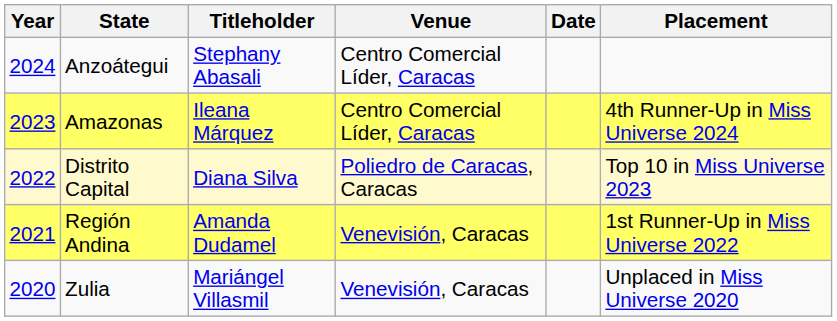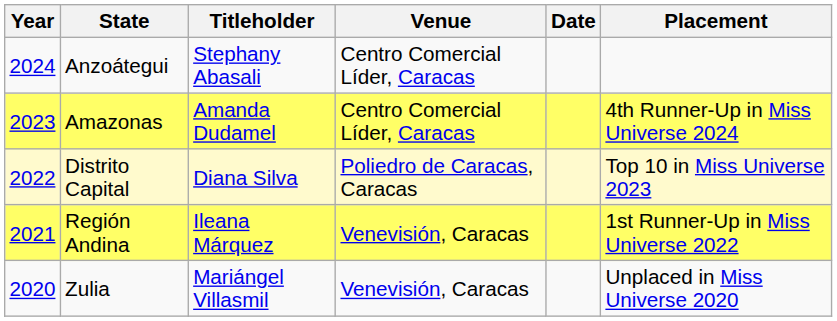(233, 121) Ileana Márquez -> (234, 121) Amanda Dudamel
(234, 233) Amanda Dudamel -> (233, 233) Ileana Márquez
